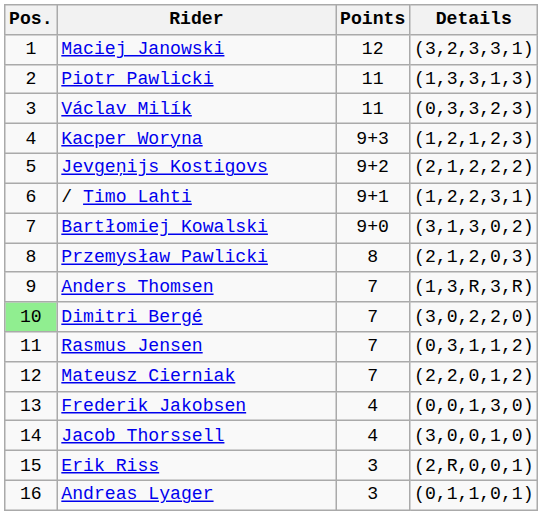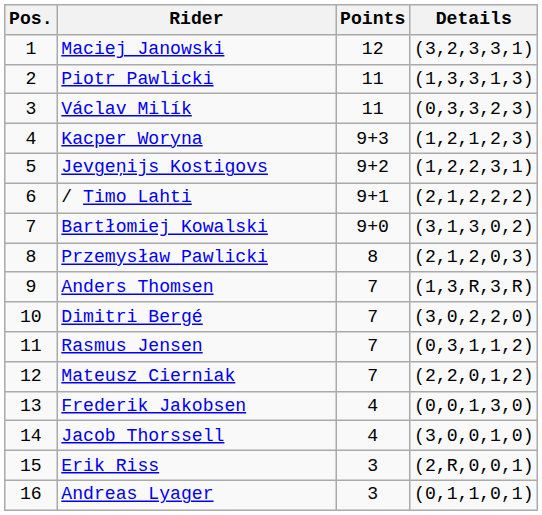(474, 168) (2,1,2,2,2) -> (474, 168) (1,2,2,3,1)
(474, 198) (1,2,2,3,1) -> (474, 198) (2,1,2,2,2)
(31, 317) lightgreen background -> (31, 317) no background
